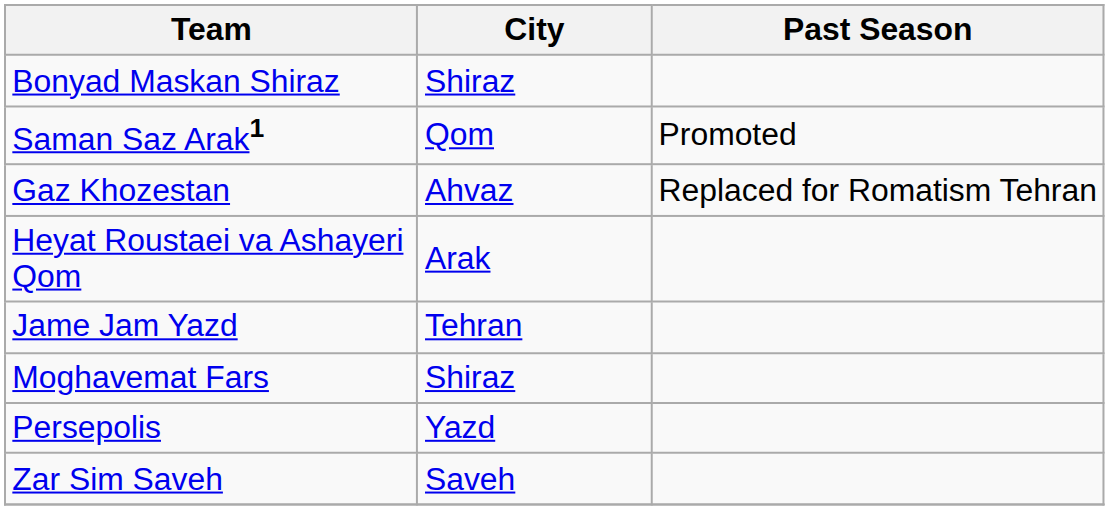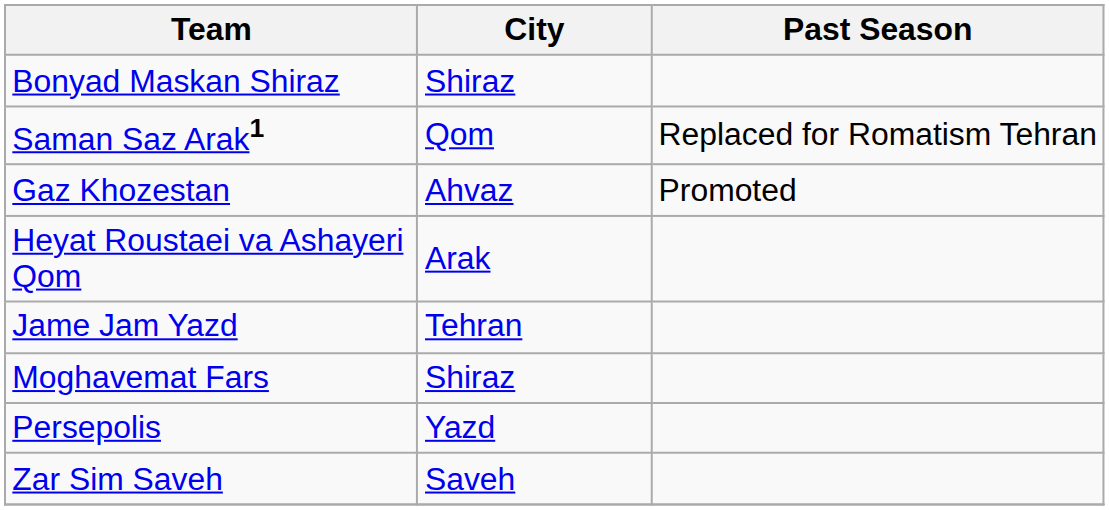(728, 135) Promoted -> (878, 135) Replaced for Romatism Tehran
(878, 189) Replaced for Romatism Tehran -> (728, 189) Promoted
